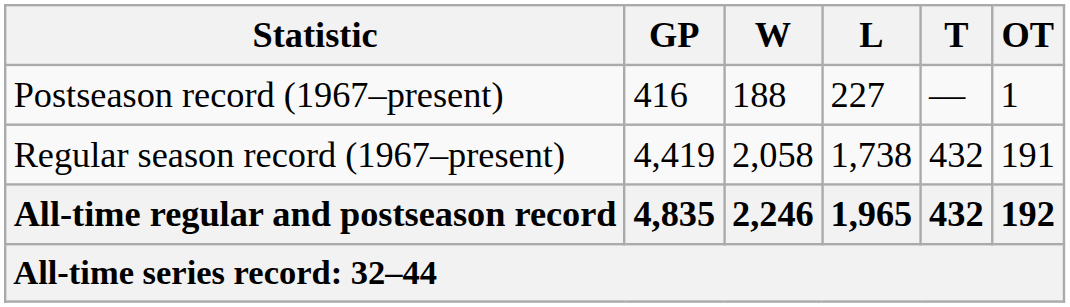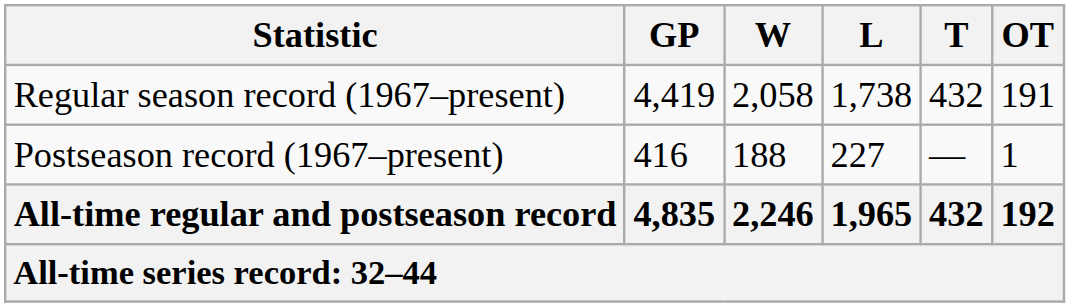rows swapped: (289, 154) <-> (259, 94)
